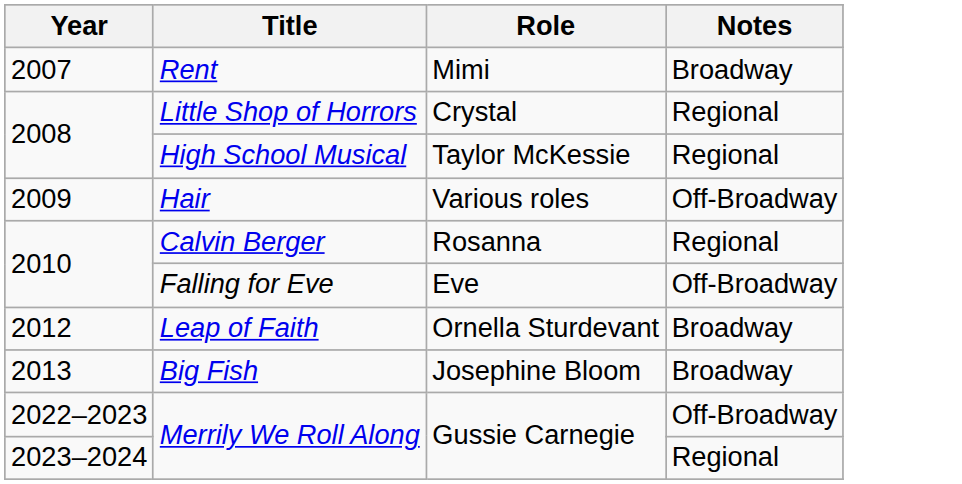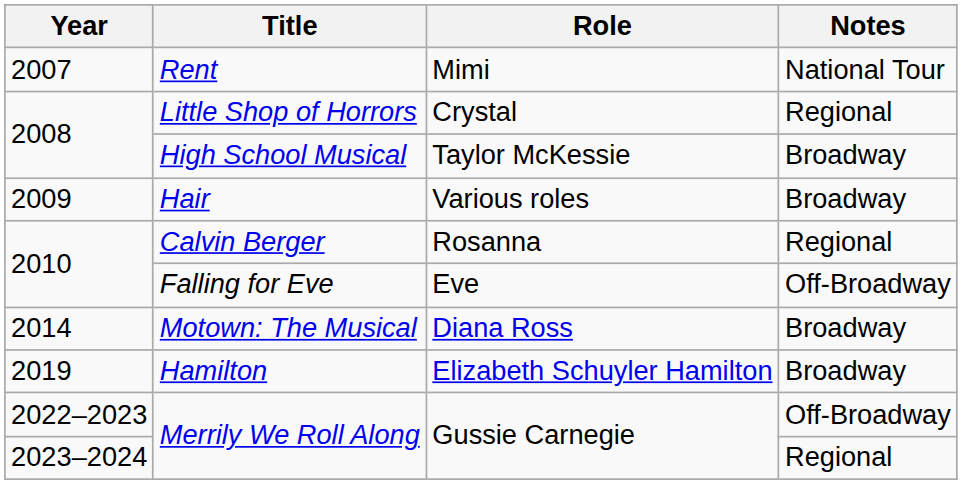(732, 69) Broadway -> (865, 69) National Tour
(725, 155) Regional -> (846, 155) Broadway
(755, 198) Off-Broadway -> (846, 198) Broadway
- row: (41, 328)
- row: (41, 371)
+ row: (41, 328)
+ row: (41, 371)
